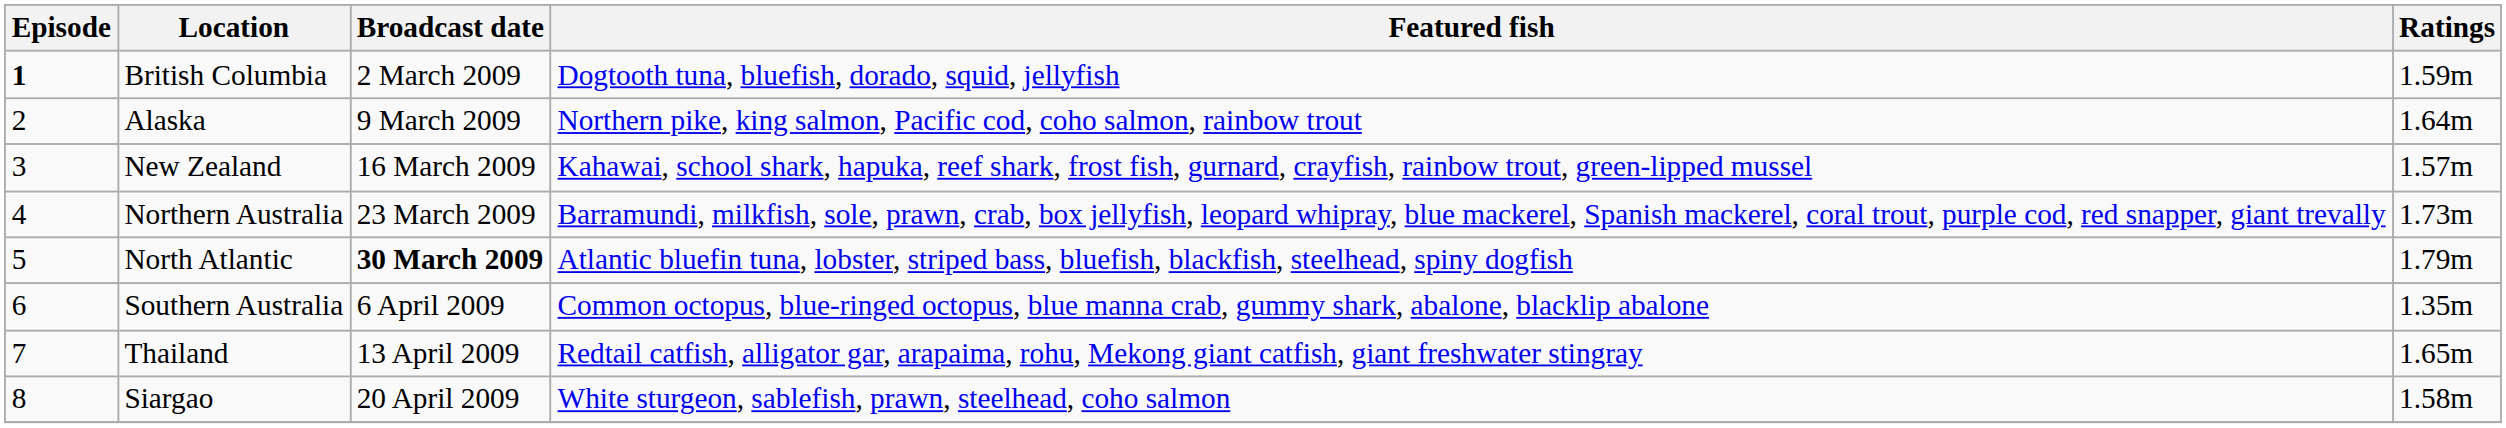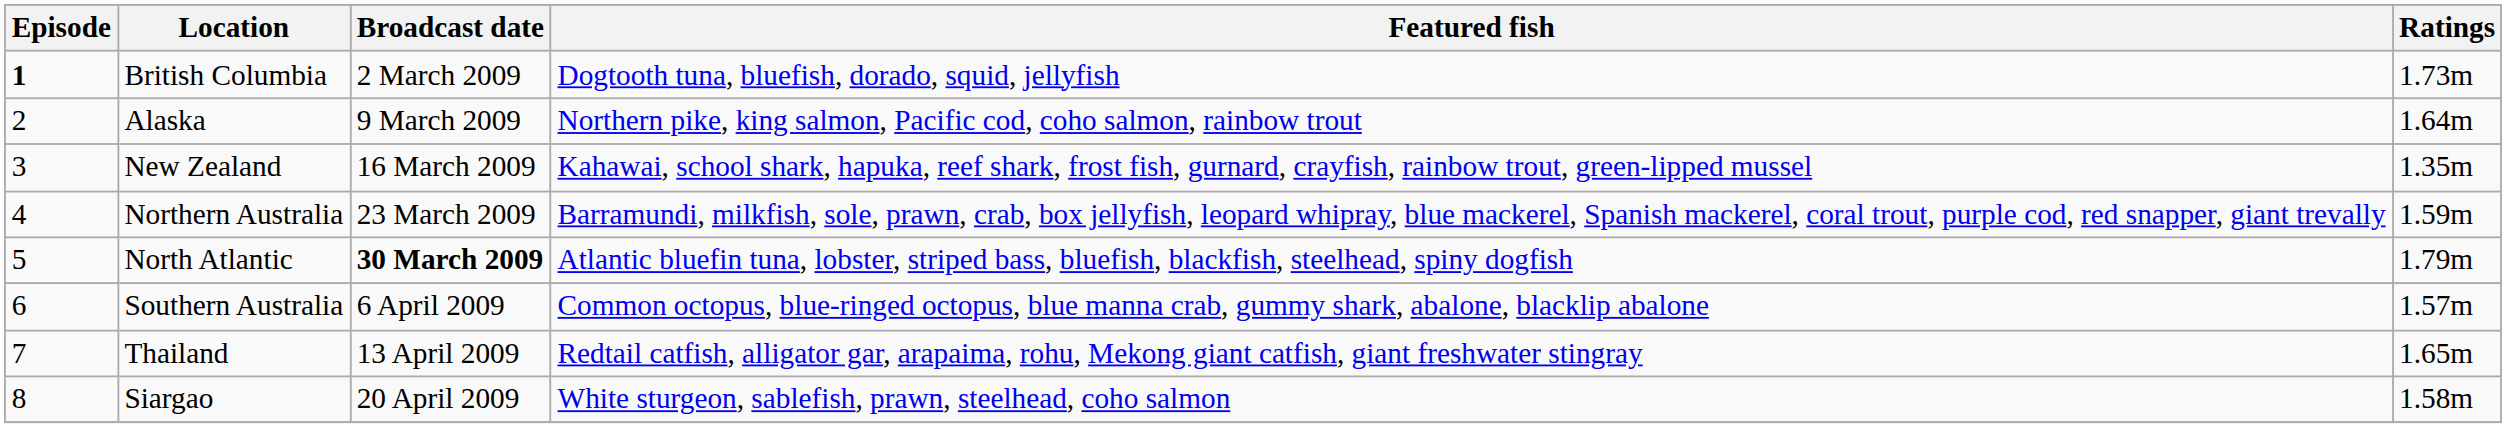(2436, 74) 1.59m -> (2436, 74) 1.73m
(2436, 167) 1.57m -> (2436, 167) 1.35m
(2436, 213) 1.73m -> (2436, 213) 1.59m
(2436, 306) 1.35m -> (2436, 306) 1.57m
